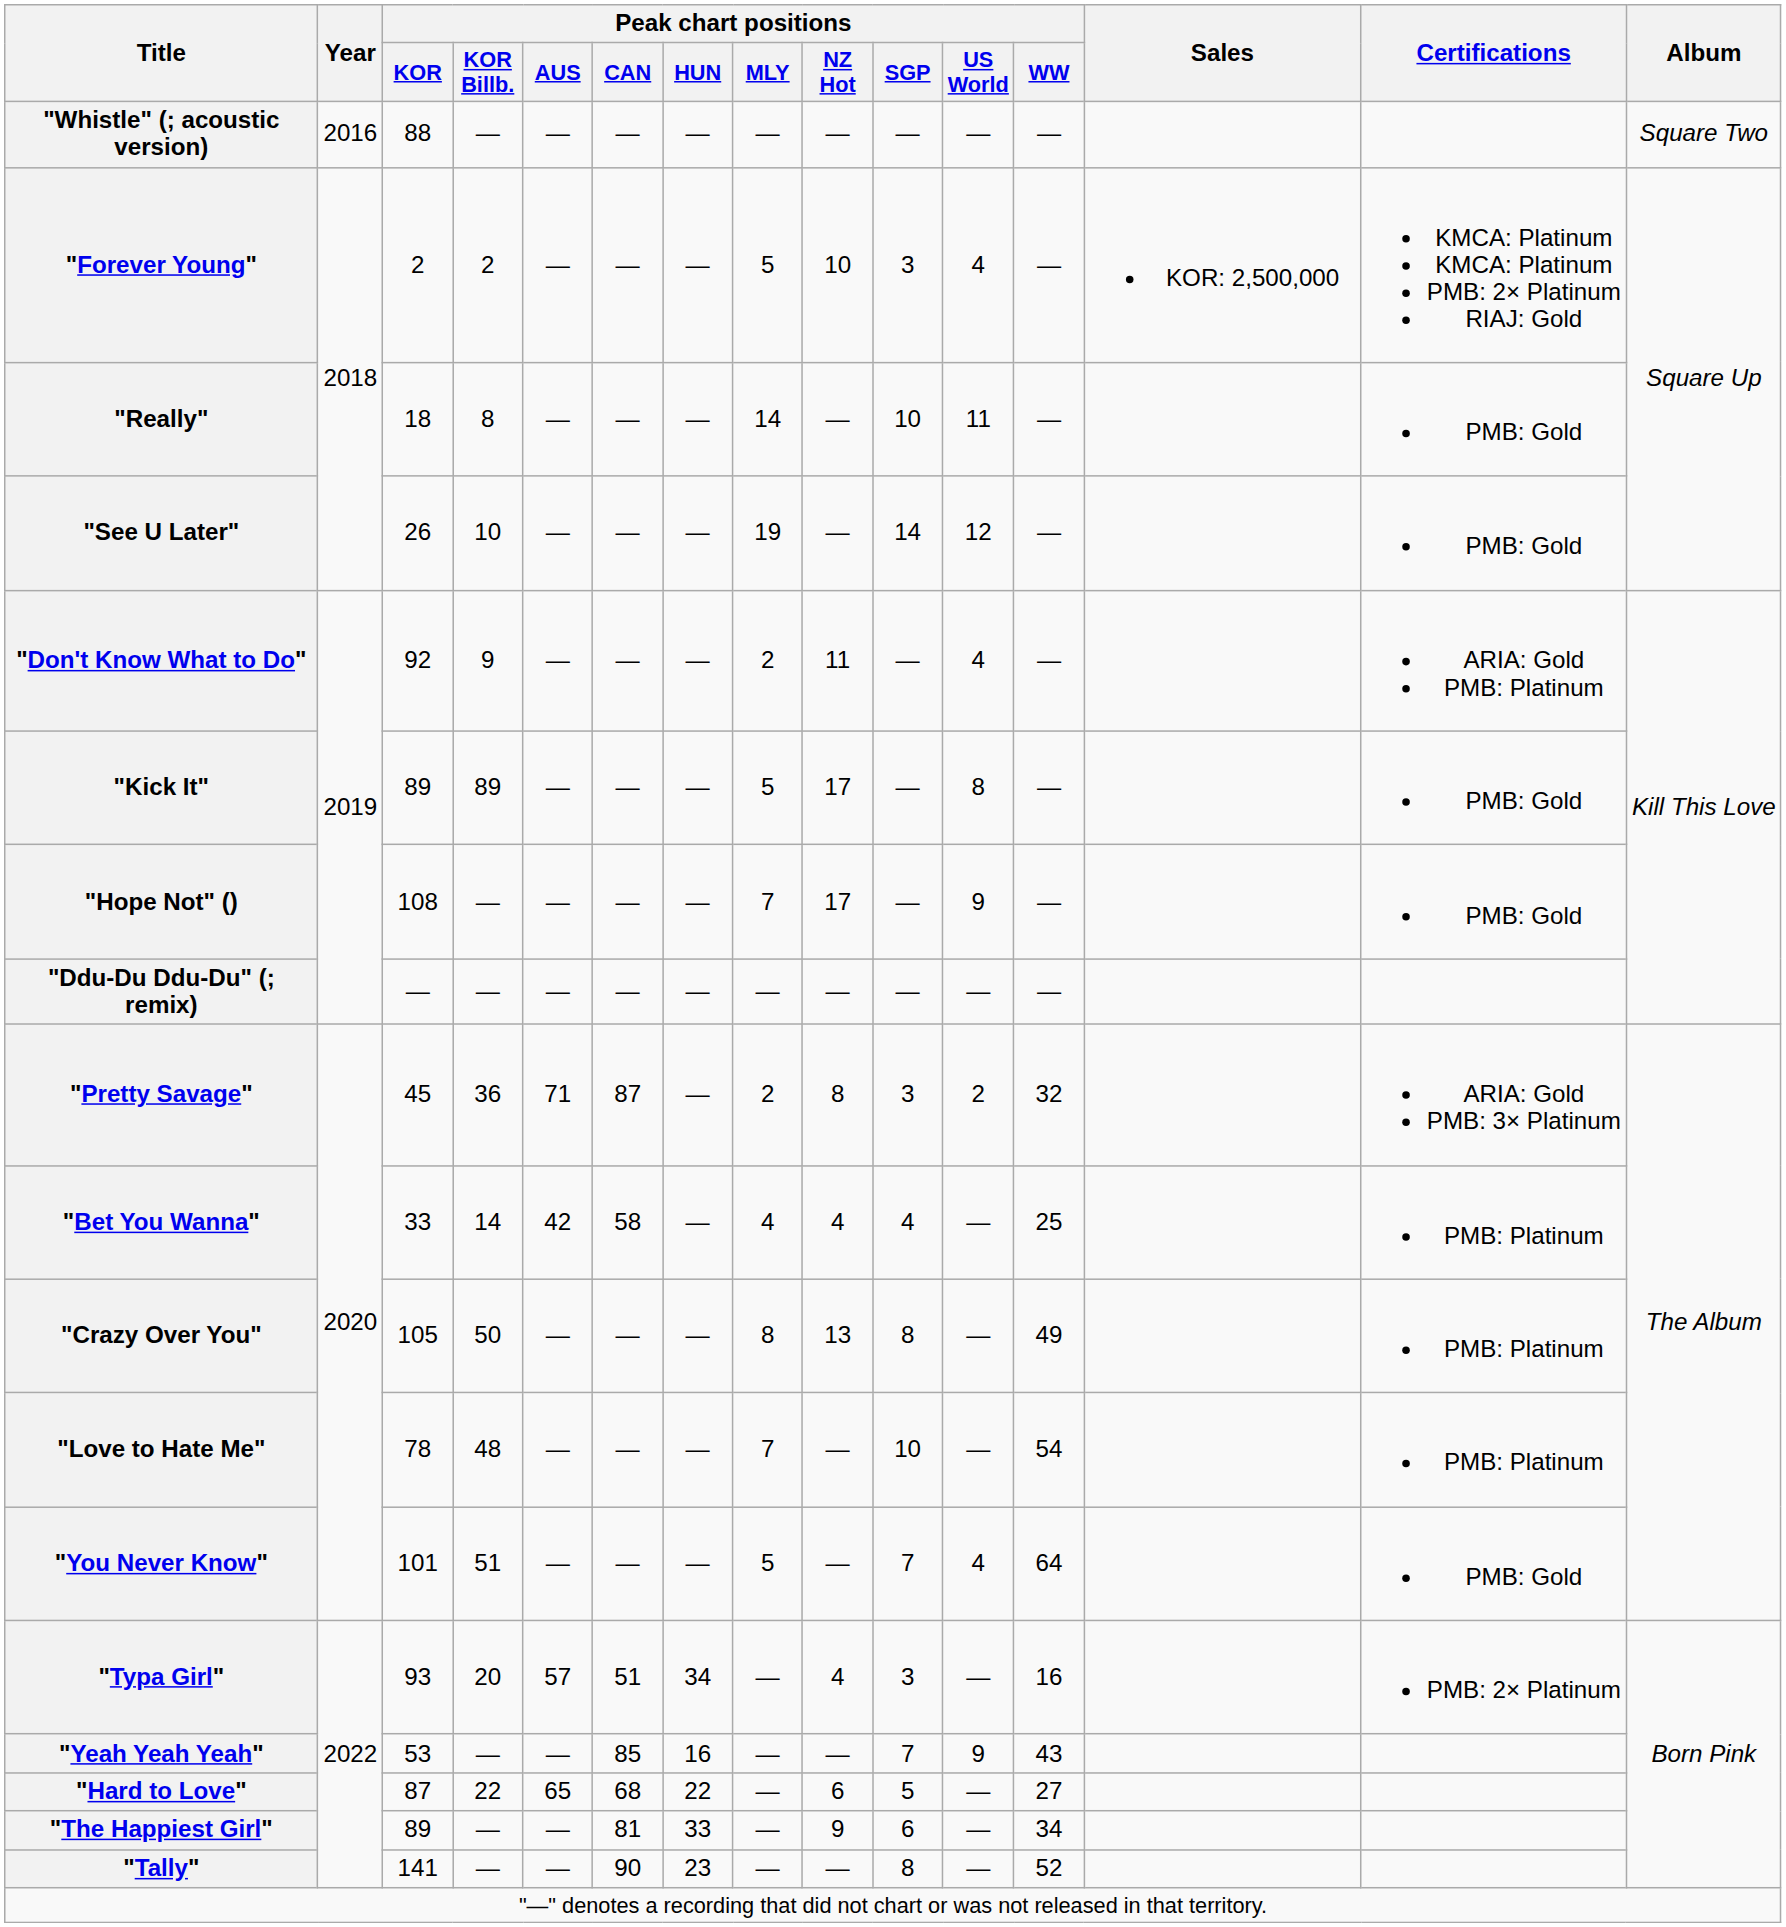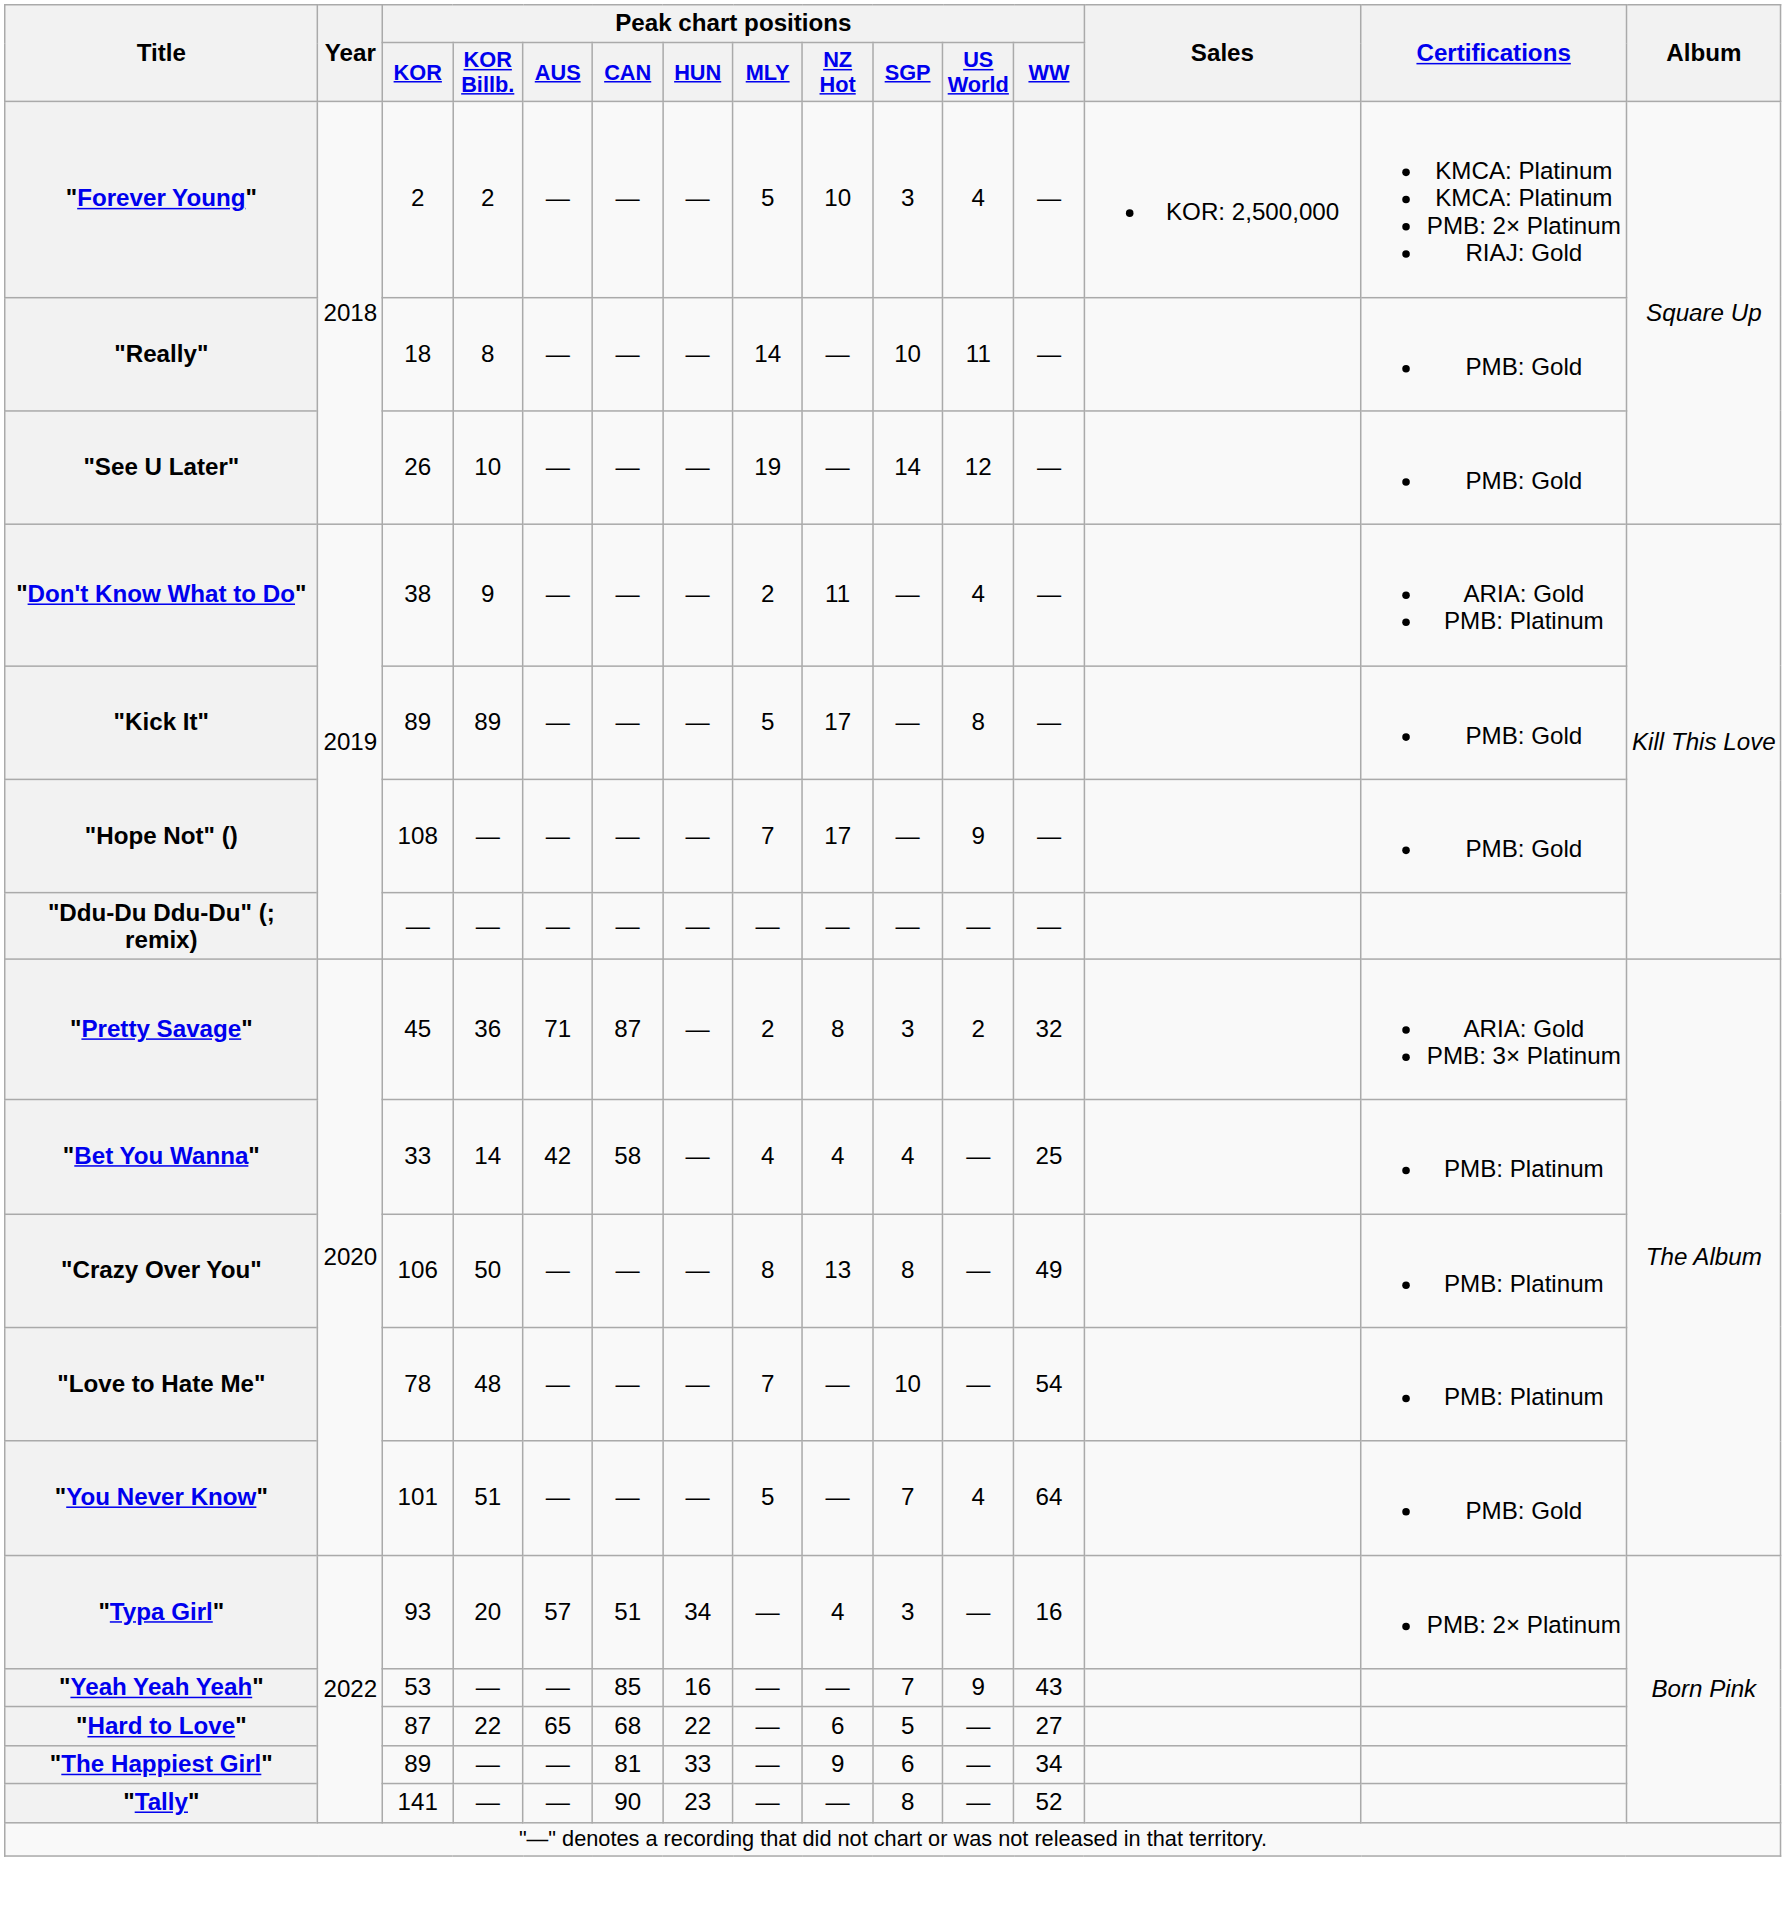- row: (161, 134)
(418, 660) 92 -> (418, 594) 38
(418, 1335) 105 -> (418, 1270) 106
